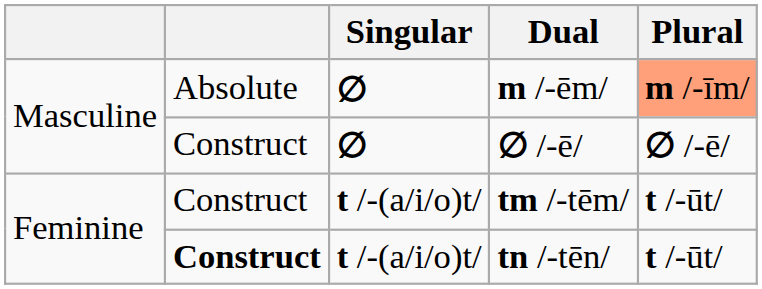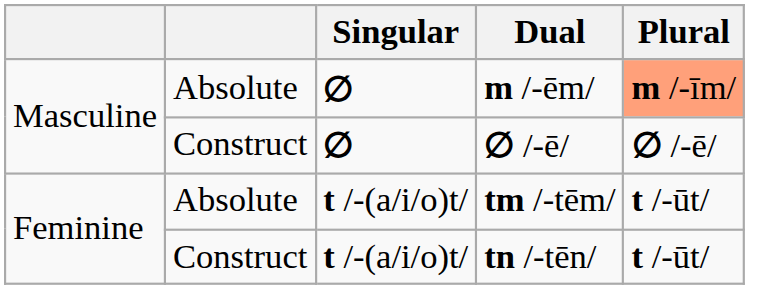(240, 200) Construct -> (235, 200) Absolute
(247, 255) bold -> (240, 255) normal
